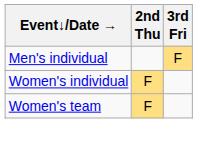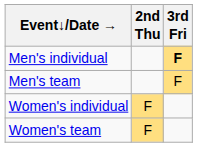(178, 58) normal -> (178, 58) bold
+ row: (45, 82)
